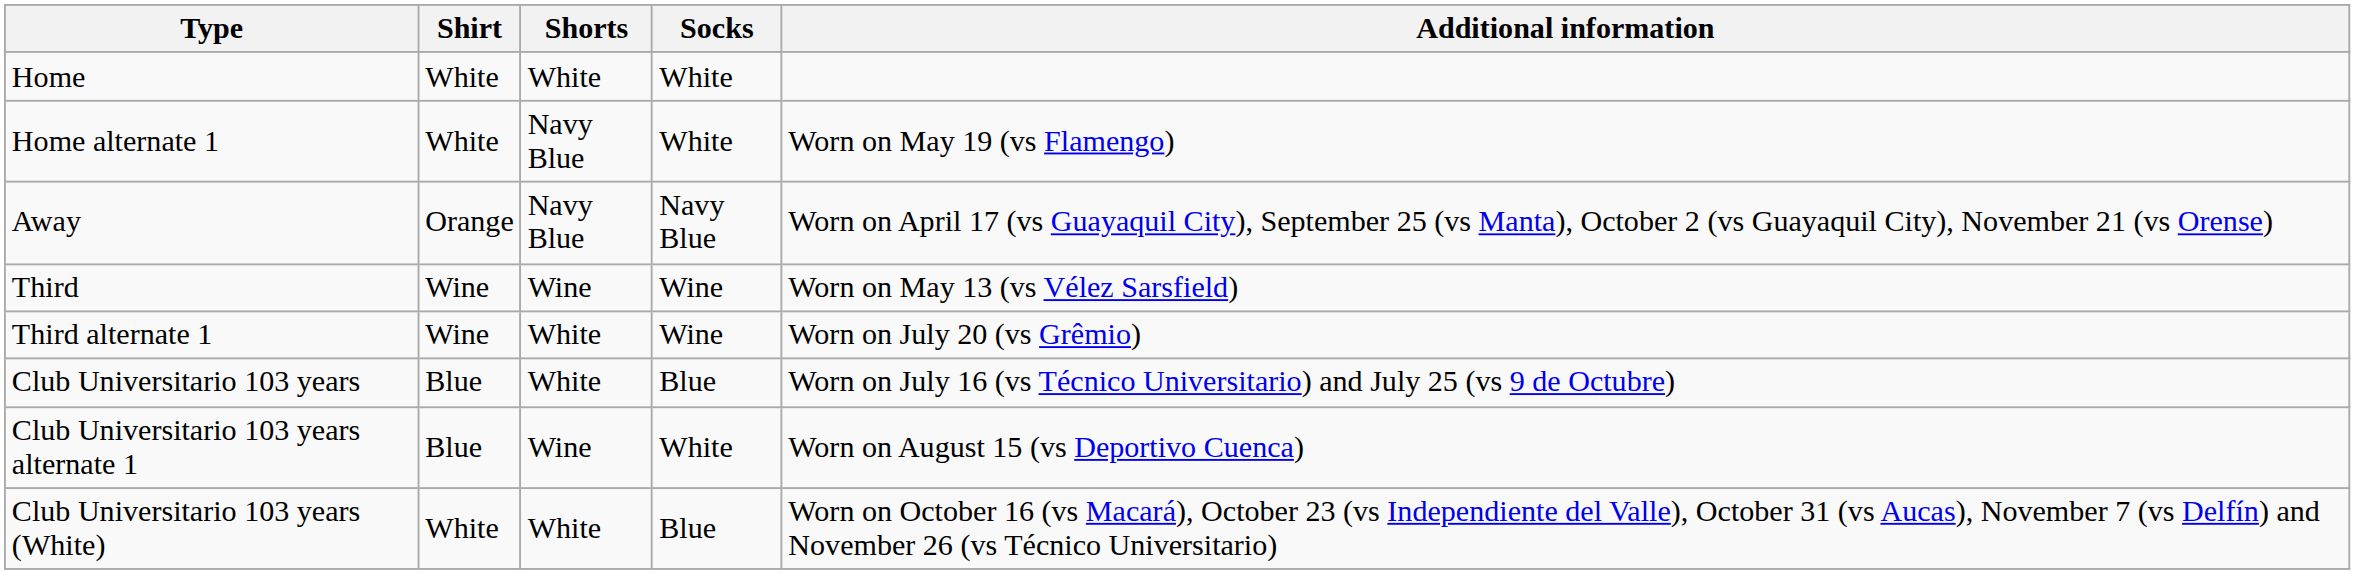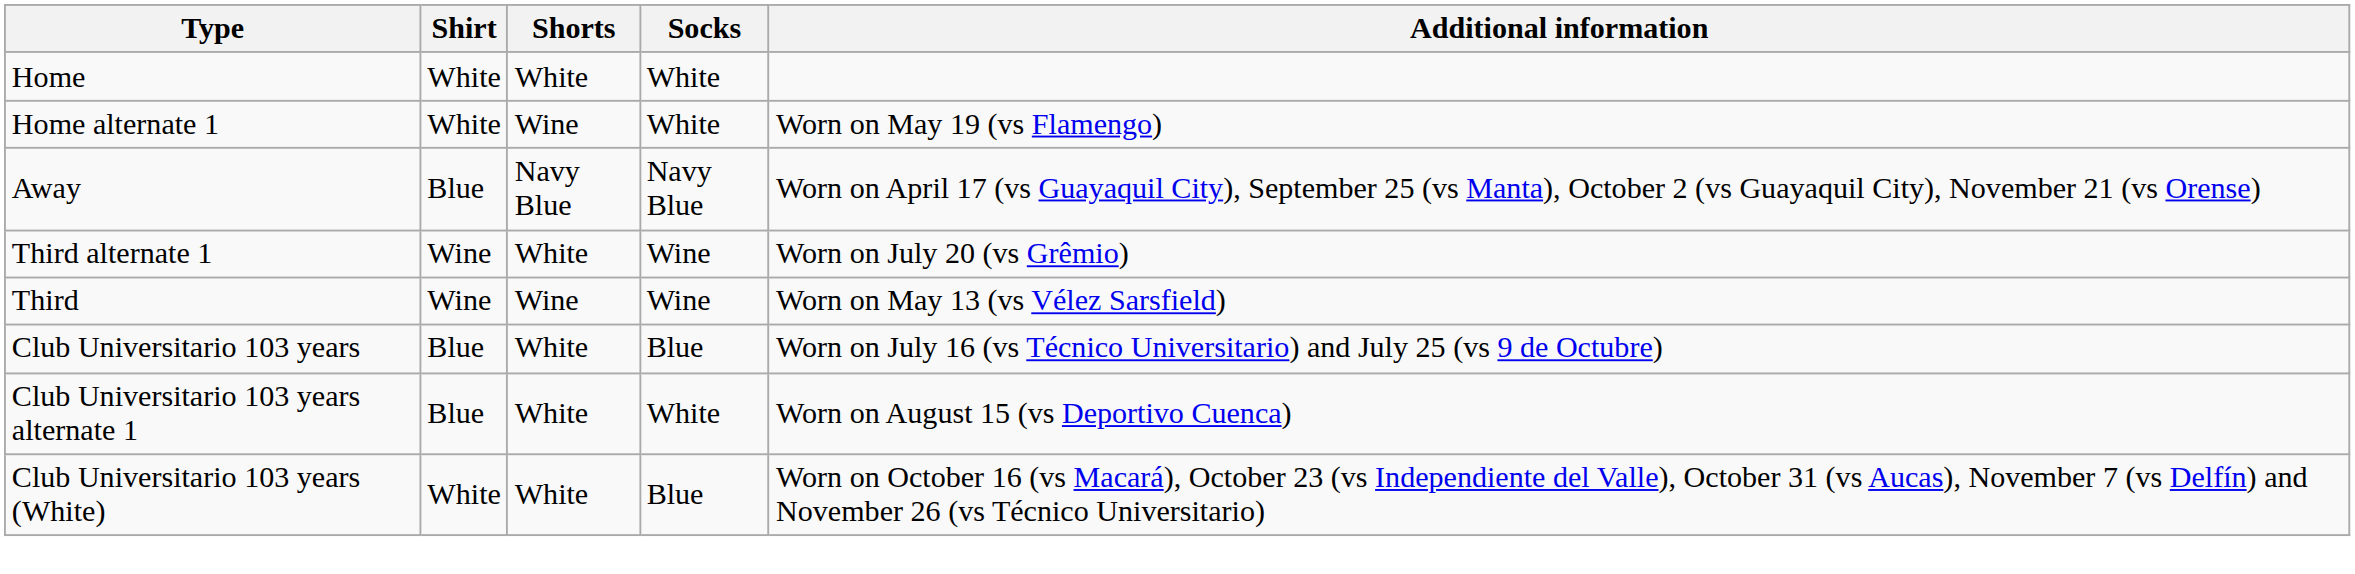(560, 140) Navy Blue -> (547, 123) Wine
(470, 222) Orange -> (456, 188) Blue
rows swapped: (45, 286) <-> (112, 334)
(560, 446) Wine -> (551, 413) White
